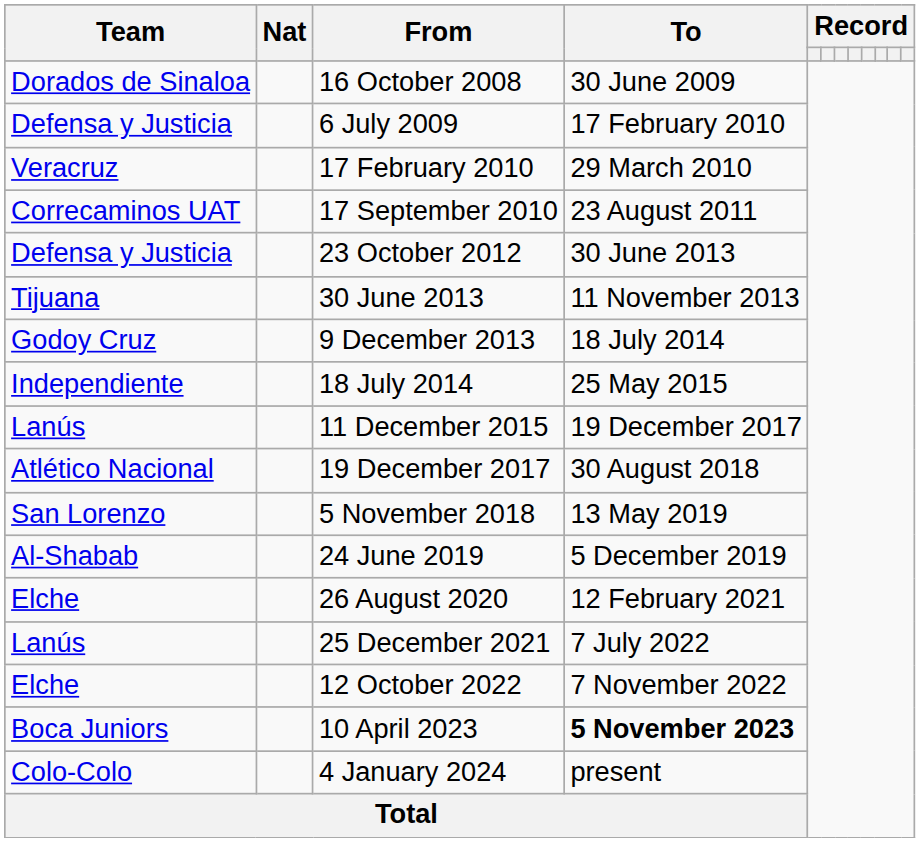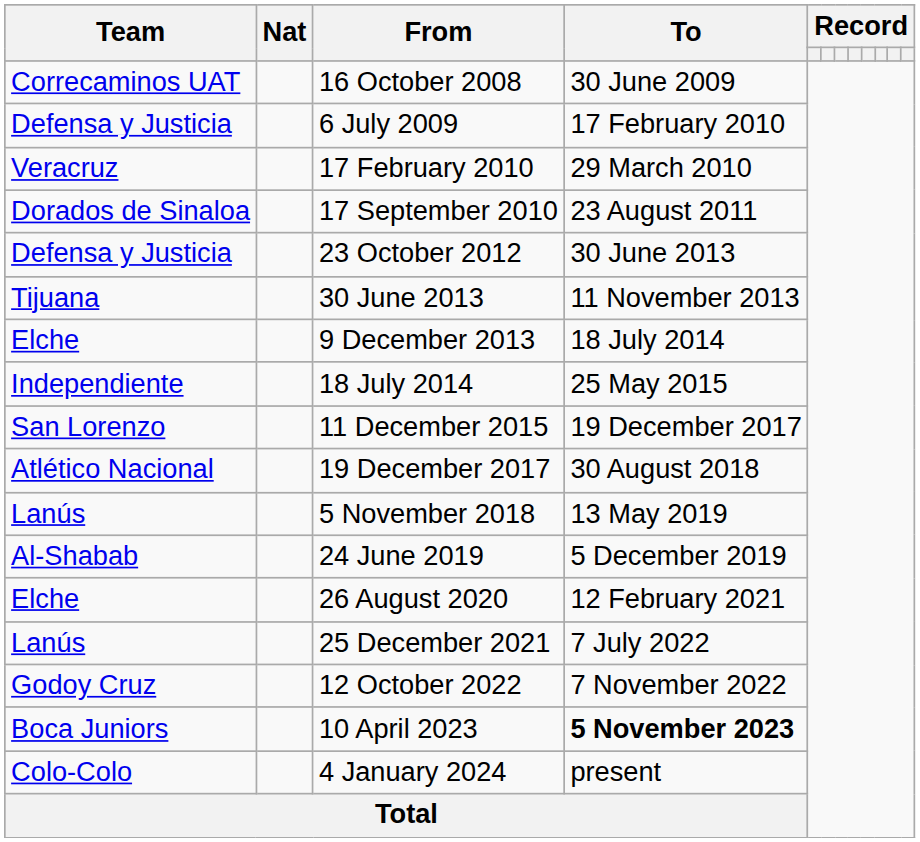(131, 81) Dorados de Sinaloa -> (126, 81) Correcaminos UAT
(126, 211) Correcaminos UAT -> (131, 211) Dorados de Sinaloa
(84, 340) Godoy Cruz -> (45, 340) Elche
(48, 426) Lanús -> (88, 426) San Lorenzo
(88, 513) San Lorenzo -> (48, 513) Lanús
(45, 685) Elche -> (84, 685) Godoy Cruz
